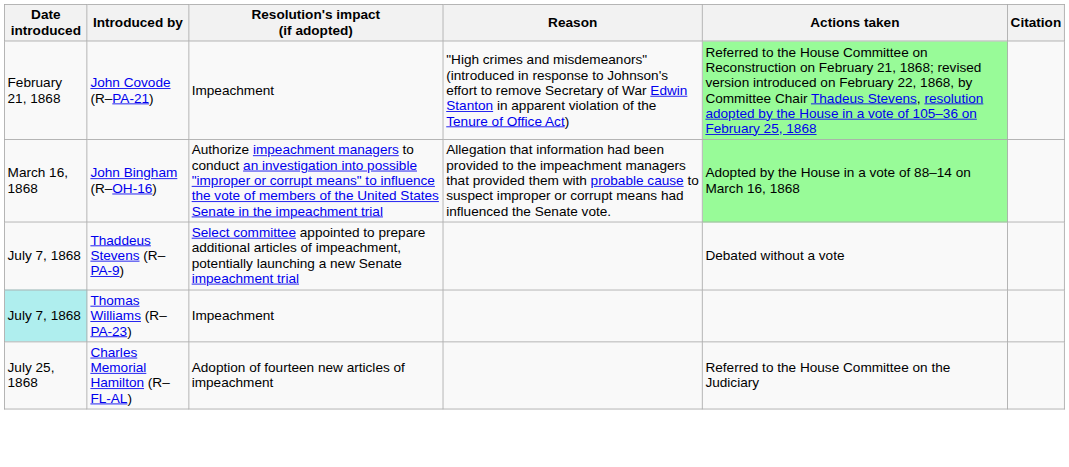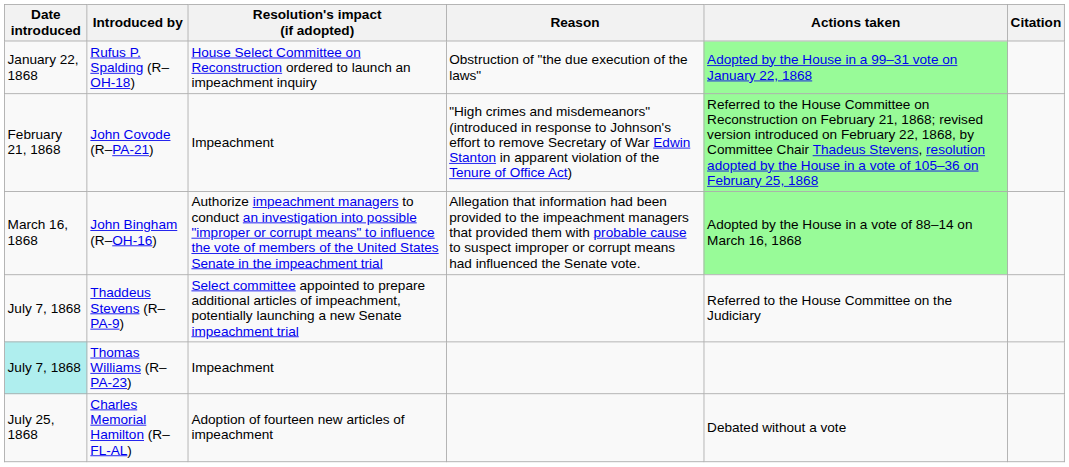+ row: (130, 67)
(775, 255) Debated without a vote -> (830, 308) Referred to the House Committee on the Judiciary
(828, 375) Referred to the House Committee on the Judiciary -> (777, 427) Debated without a vote
